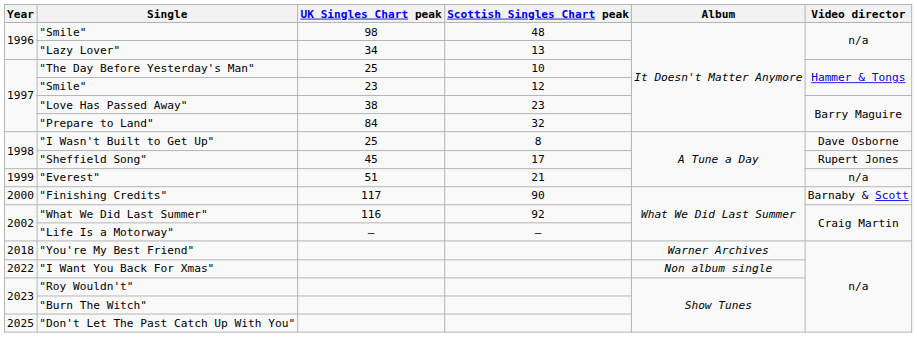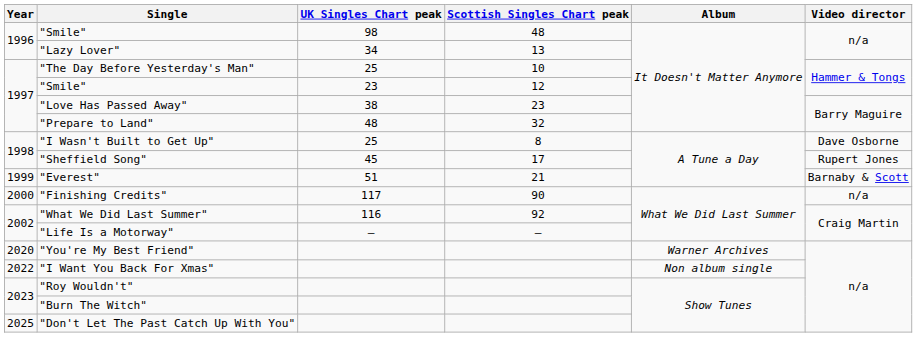(371, 123) 84 -> (371, 123) 48
(858, 178) n/a -> (858, 178) Barnaby & Scott
(858, 196) Barnaby & Scott -> (858, 196) n/a
(21, 250) 2018 -> (21, 250) 2020
